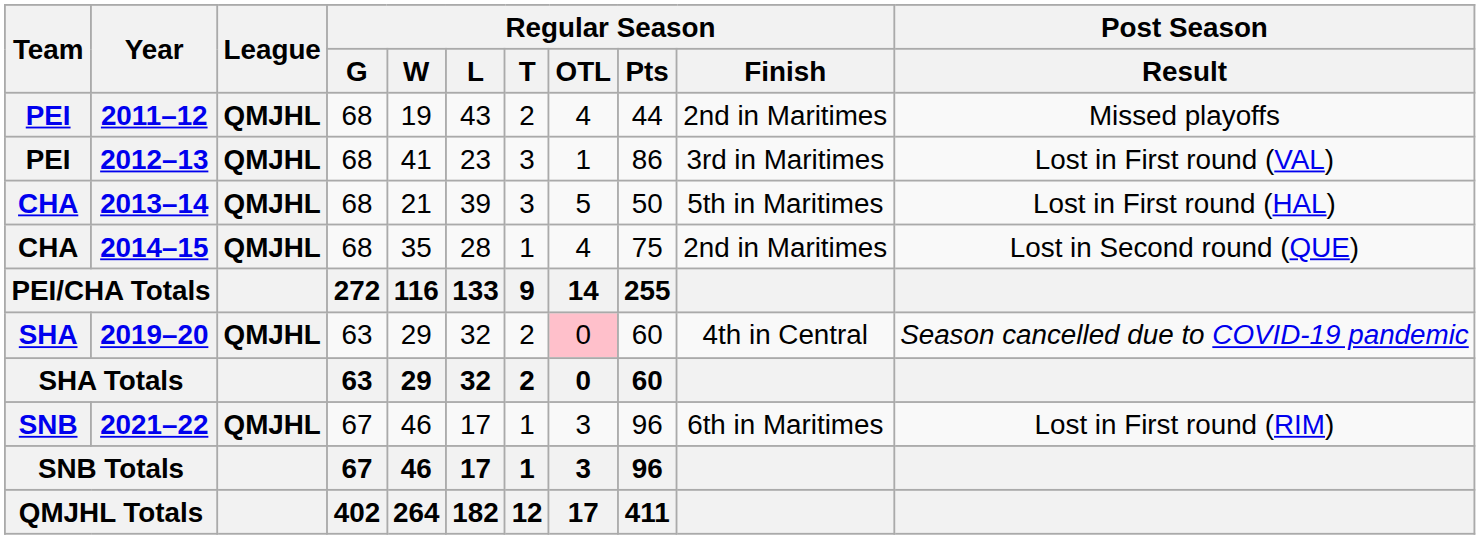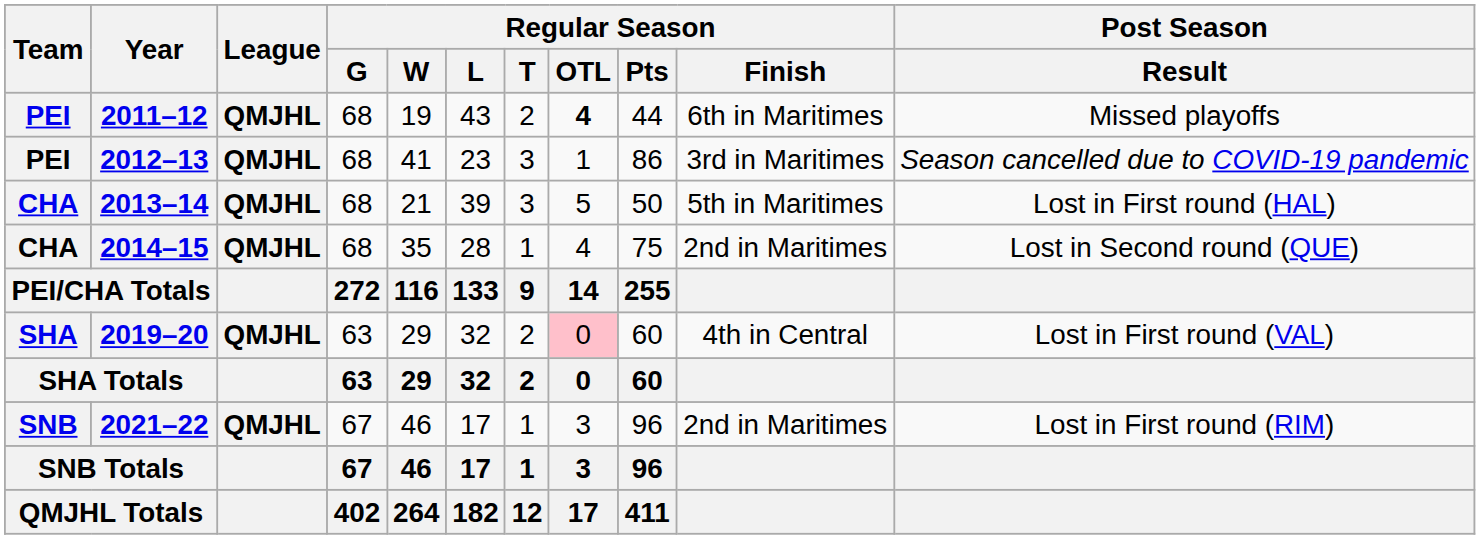(583, 115) normal -> (583, 115) bold
(785, 115) 2nd in Maritimes -> (785, 115) 6th in Maritimes
(1184, 159) Lost in First round (VAL) -> (1184, 159) Season cancelled due to COVID-19 pandemic
(1184, 335) Season cancelled due to COVID-19 pandemic -> (1184, 335) Lost in First round (VAL)
(785, 423) 6th in Maritimes -> (785, 423) 2nd in Maritimes
